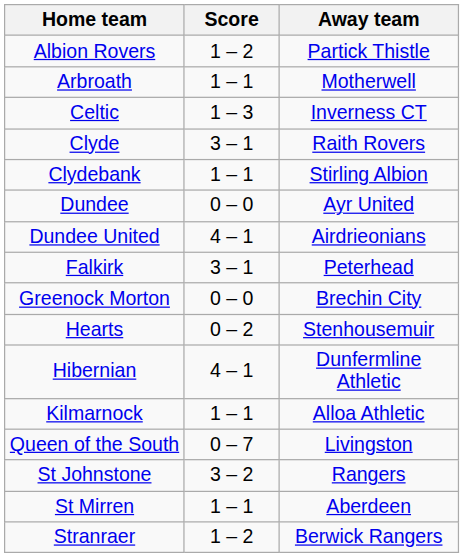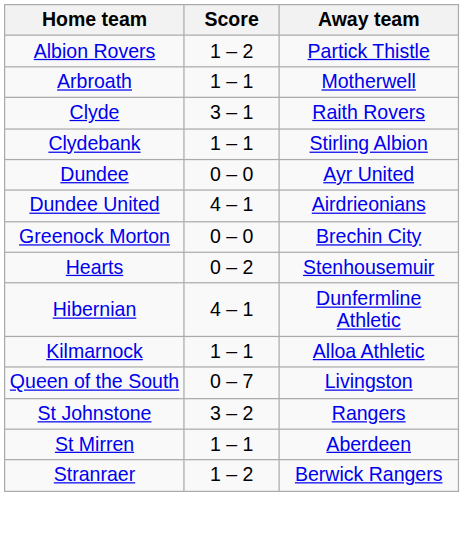- row: (94, 112)
- row: (94, 267)
